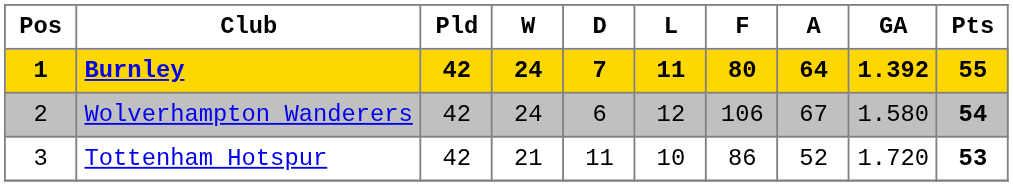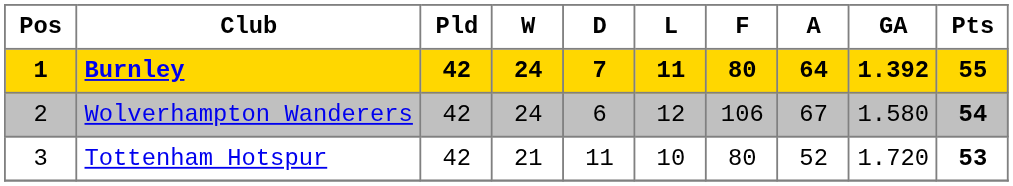(742, 159) 86 -> (742, 159) 80
